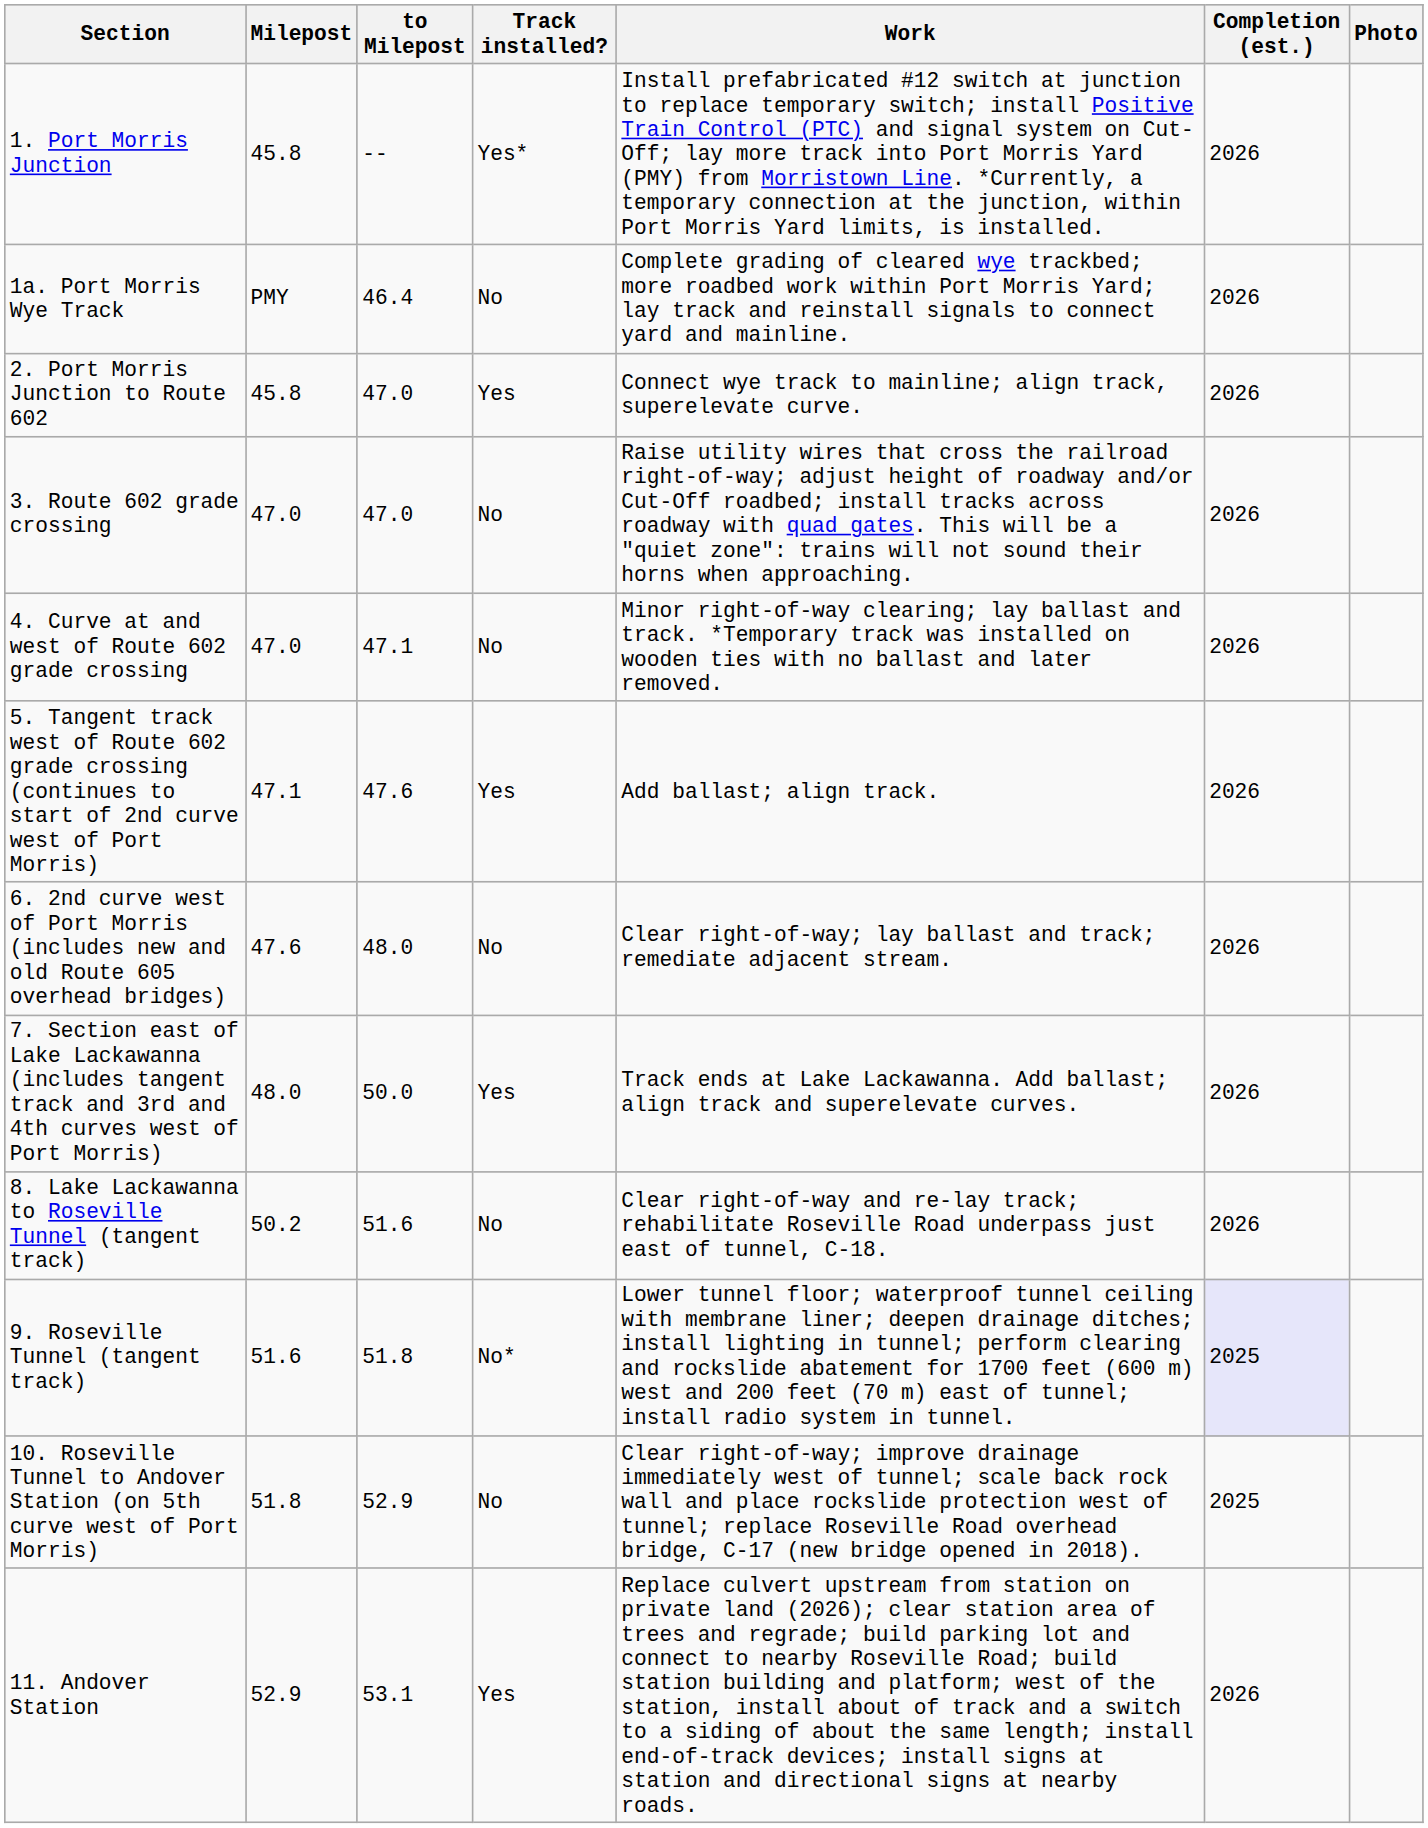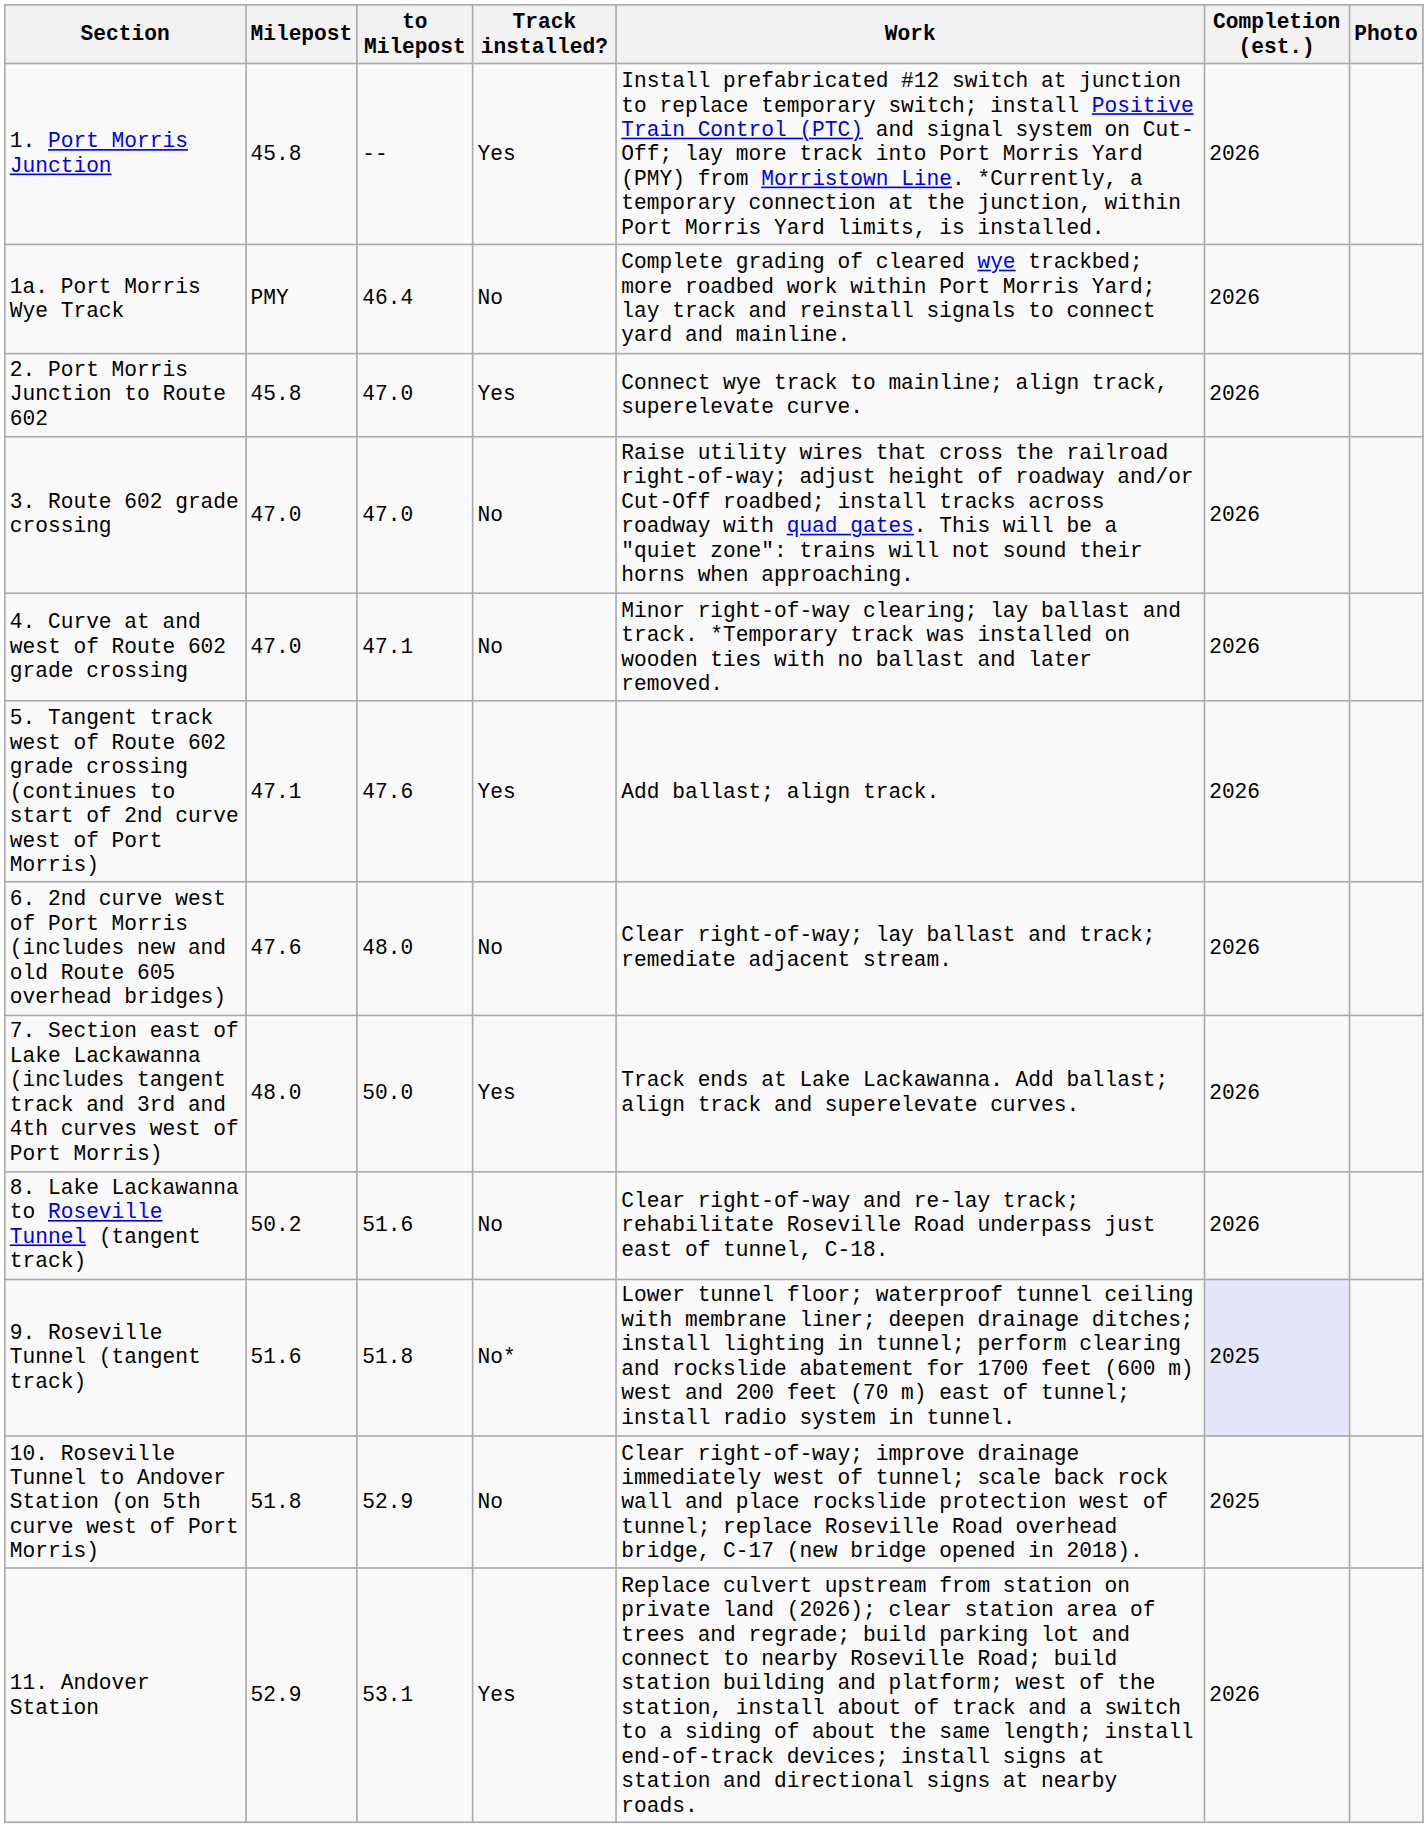(503, 154) Yes* -> (497, 154) Yes
